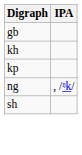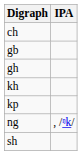+ row: (12, 31)
+ row: (13, 68)
